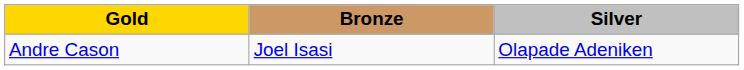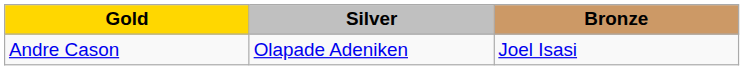columns swapped: (616, 19) <-> (372, 19)
